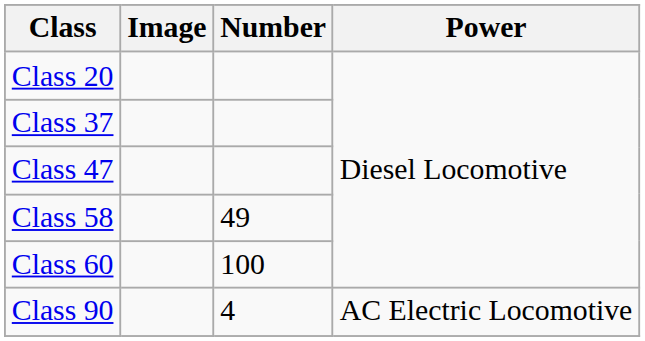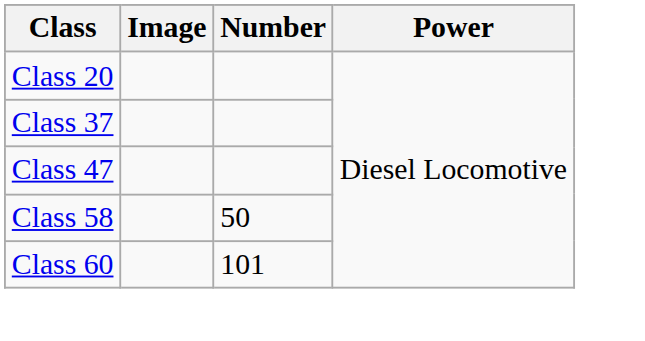(235, 216) 49 -> (235, 216) 50
(243, 264) 100 -> (243, 264) 101
- row: (63, 311)
